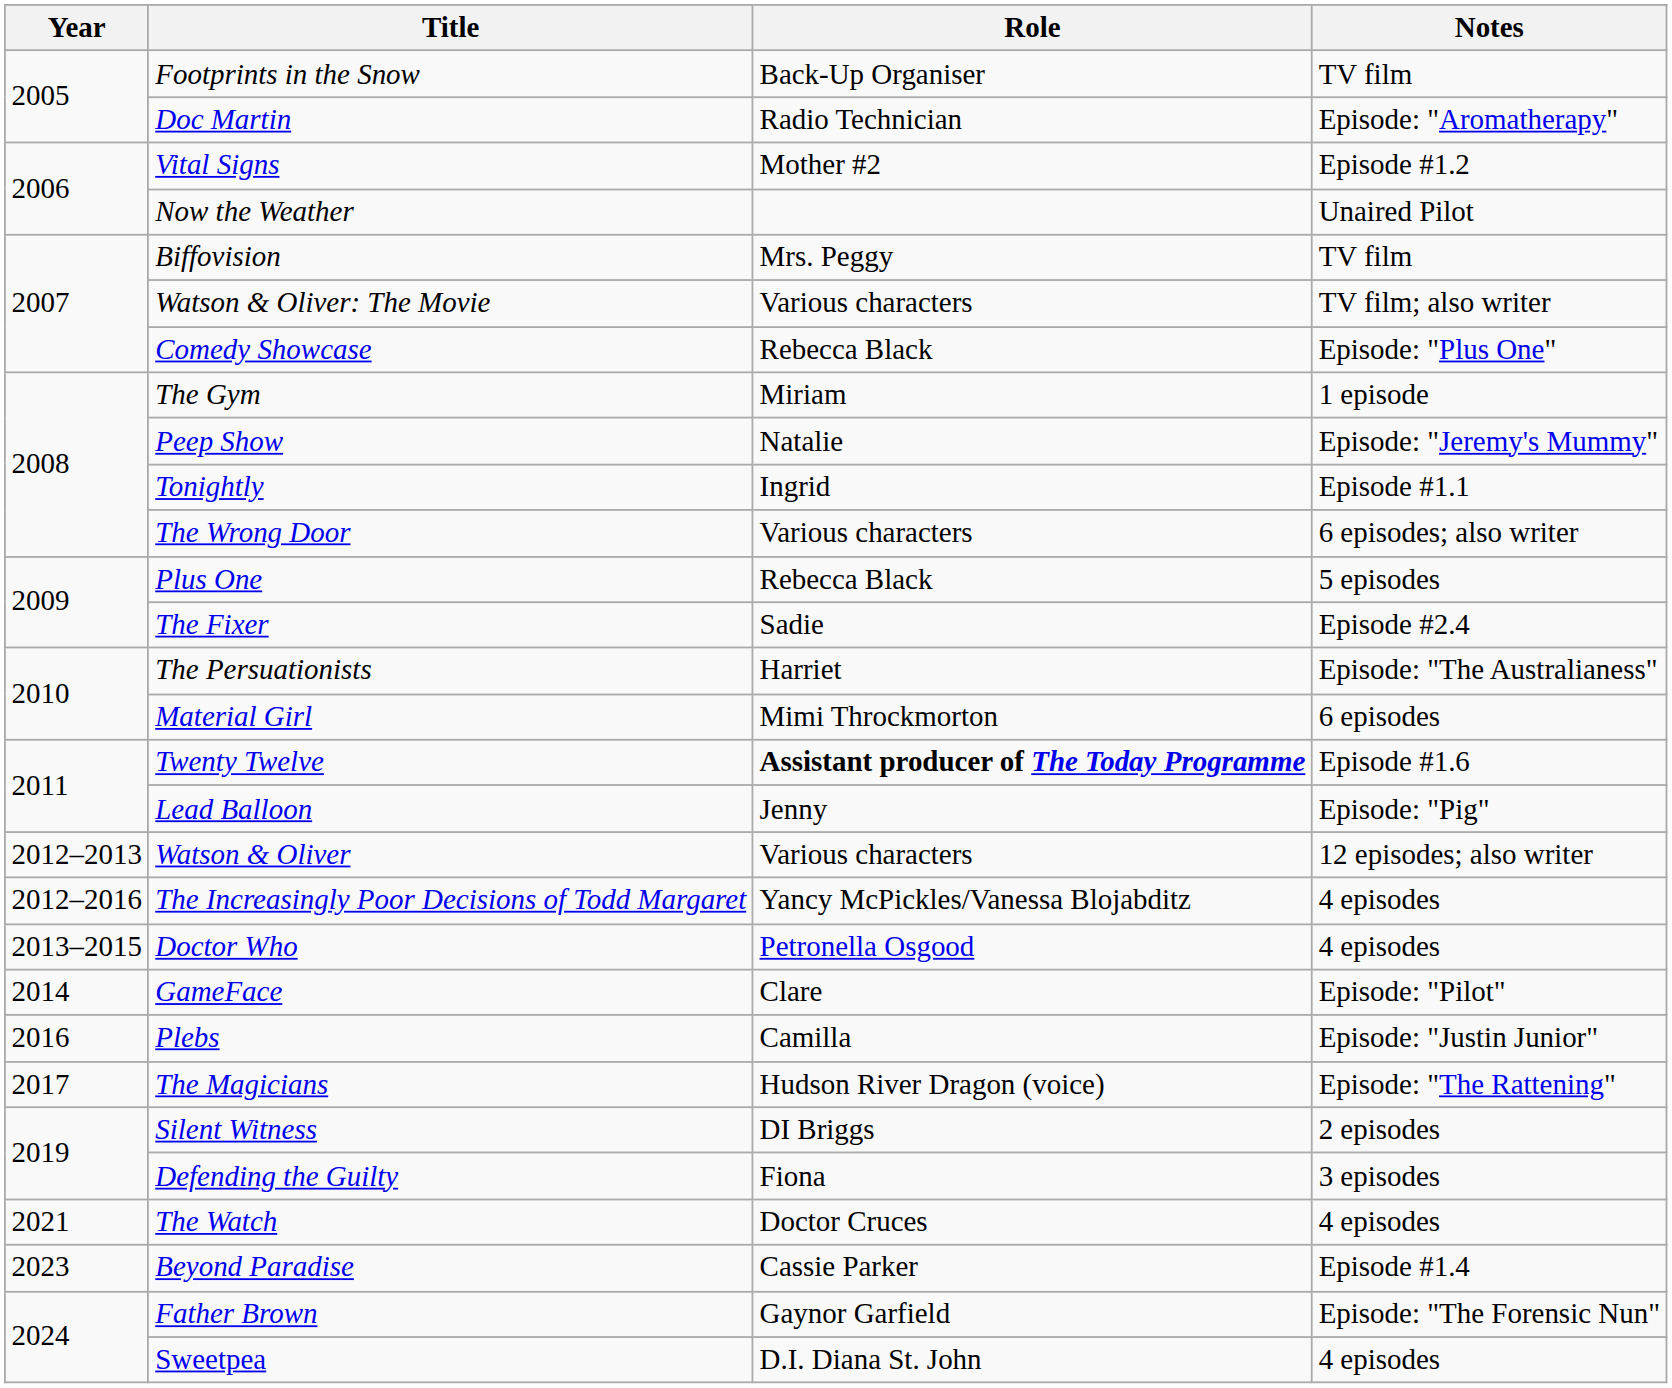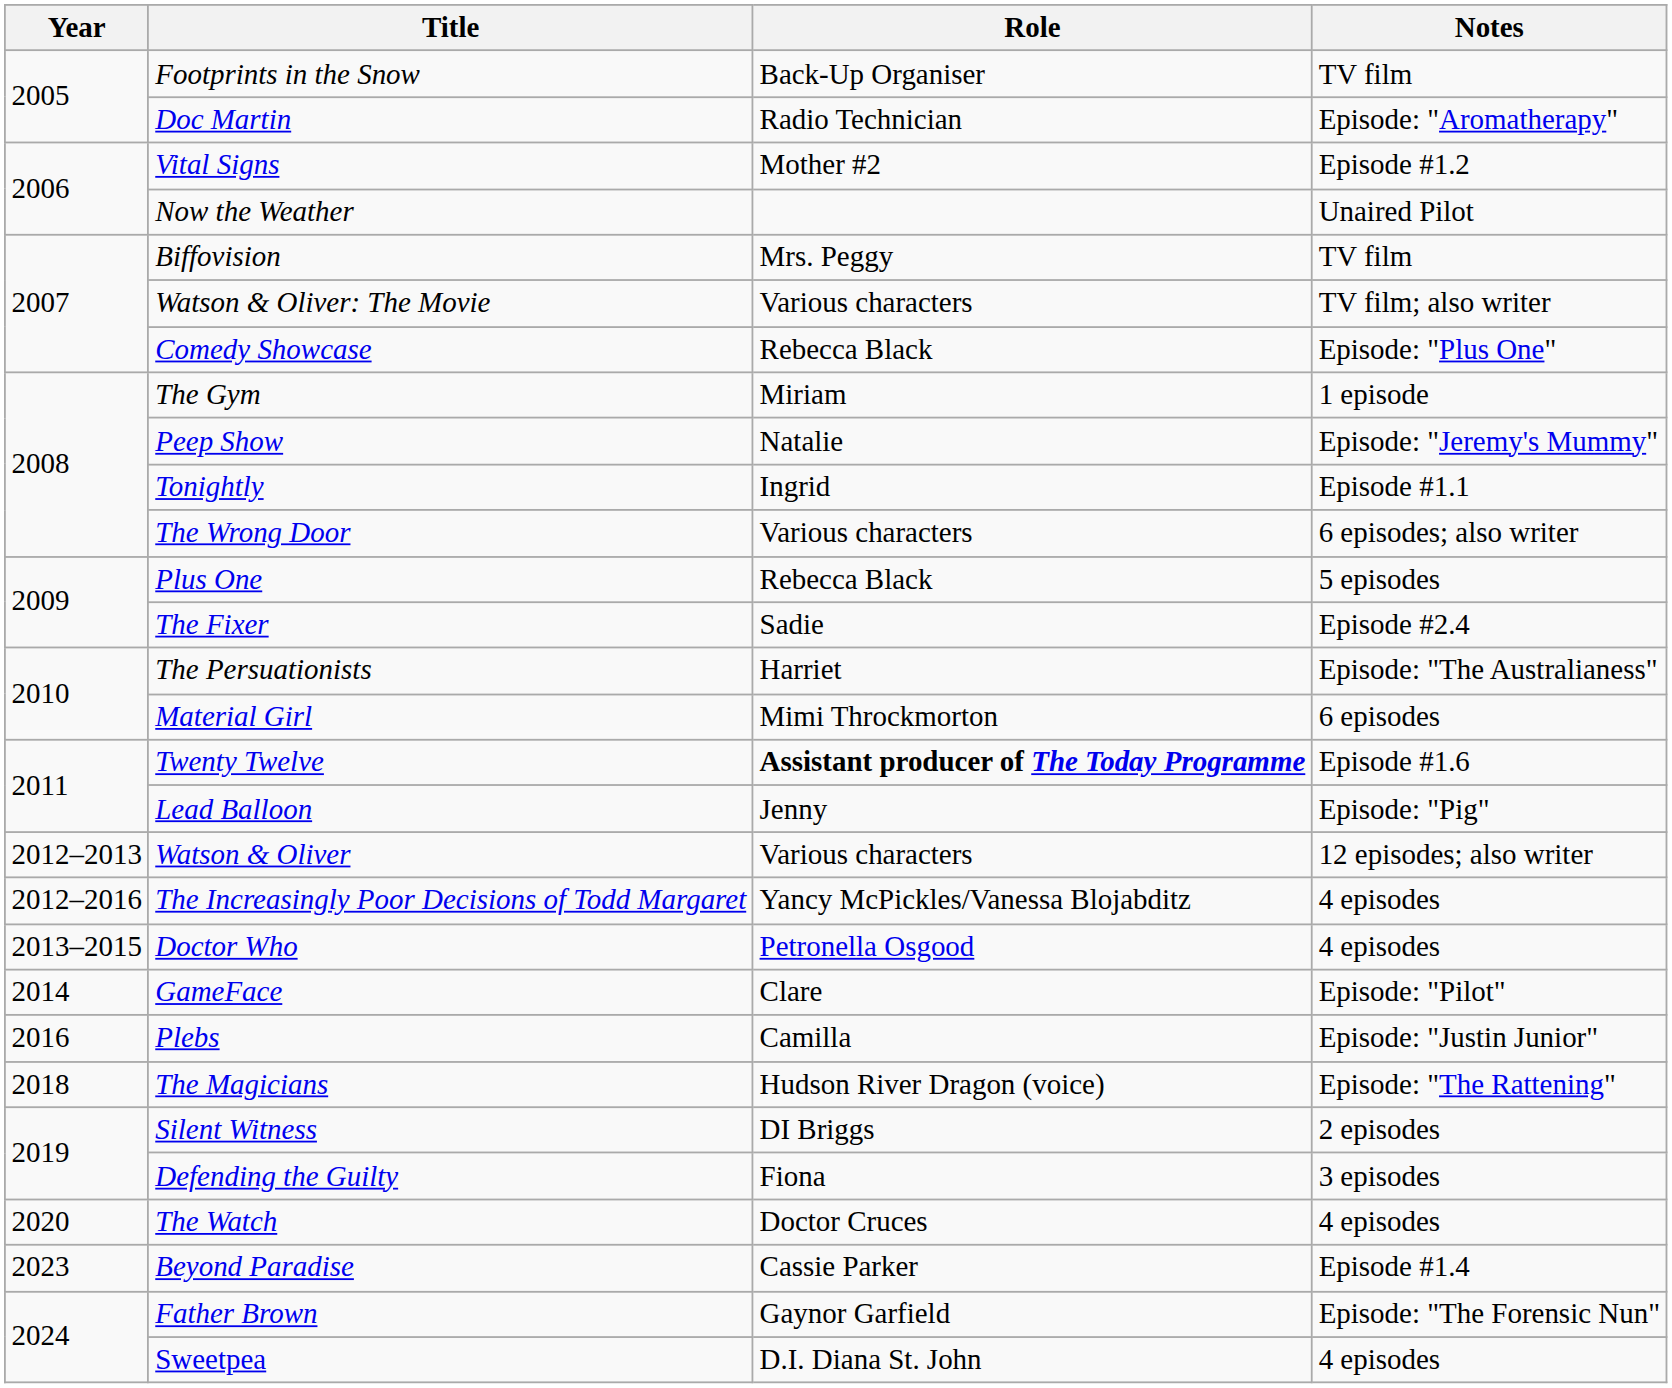(41, 1083) 2017 -> (41, 1083) 2018
(41, 1221) 2021 -> (41, 1221) 2020
